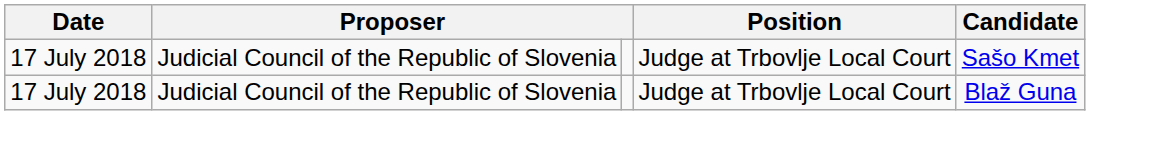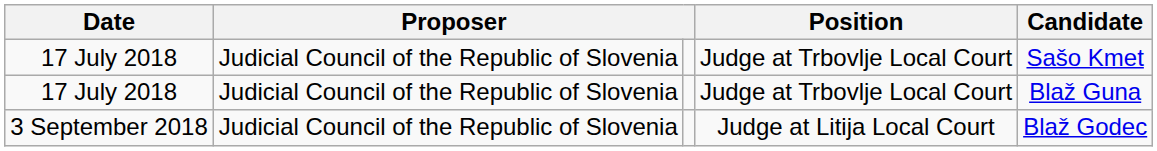+ row: (109, 127)
